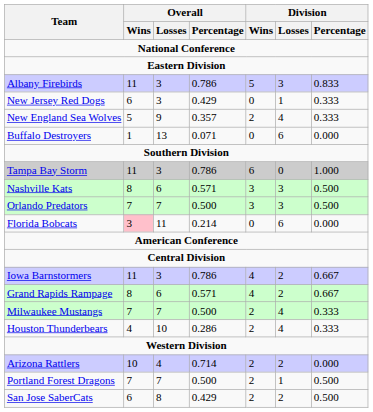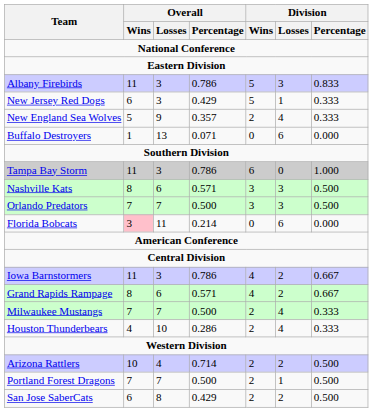(251, 100) 0 -> (251, 100) 5
(326, 363) 0.000 -> (326, 363) 0.500
